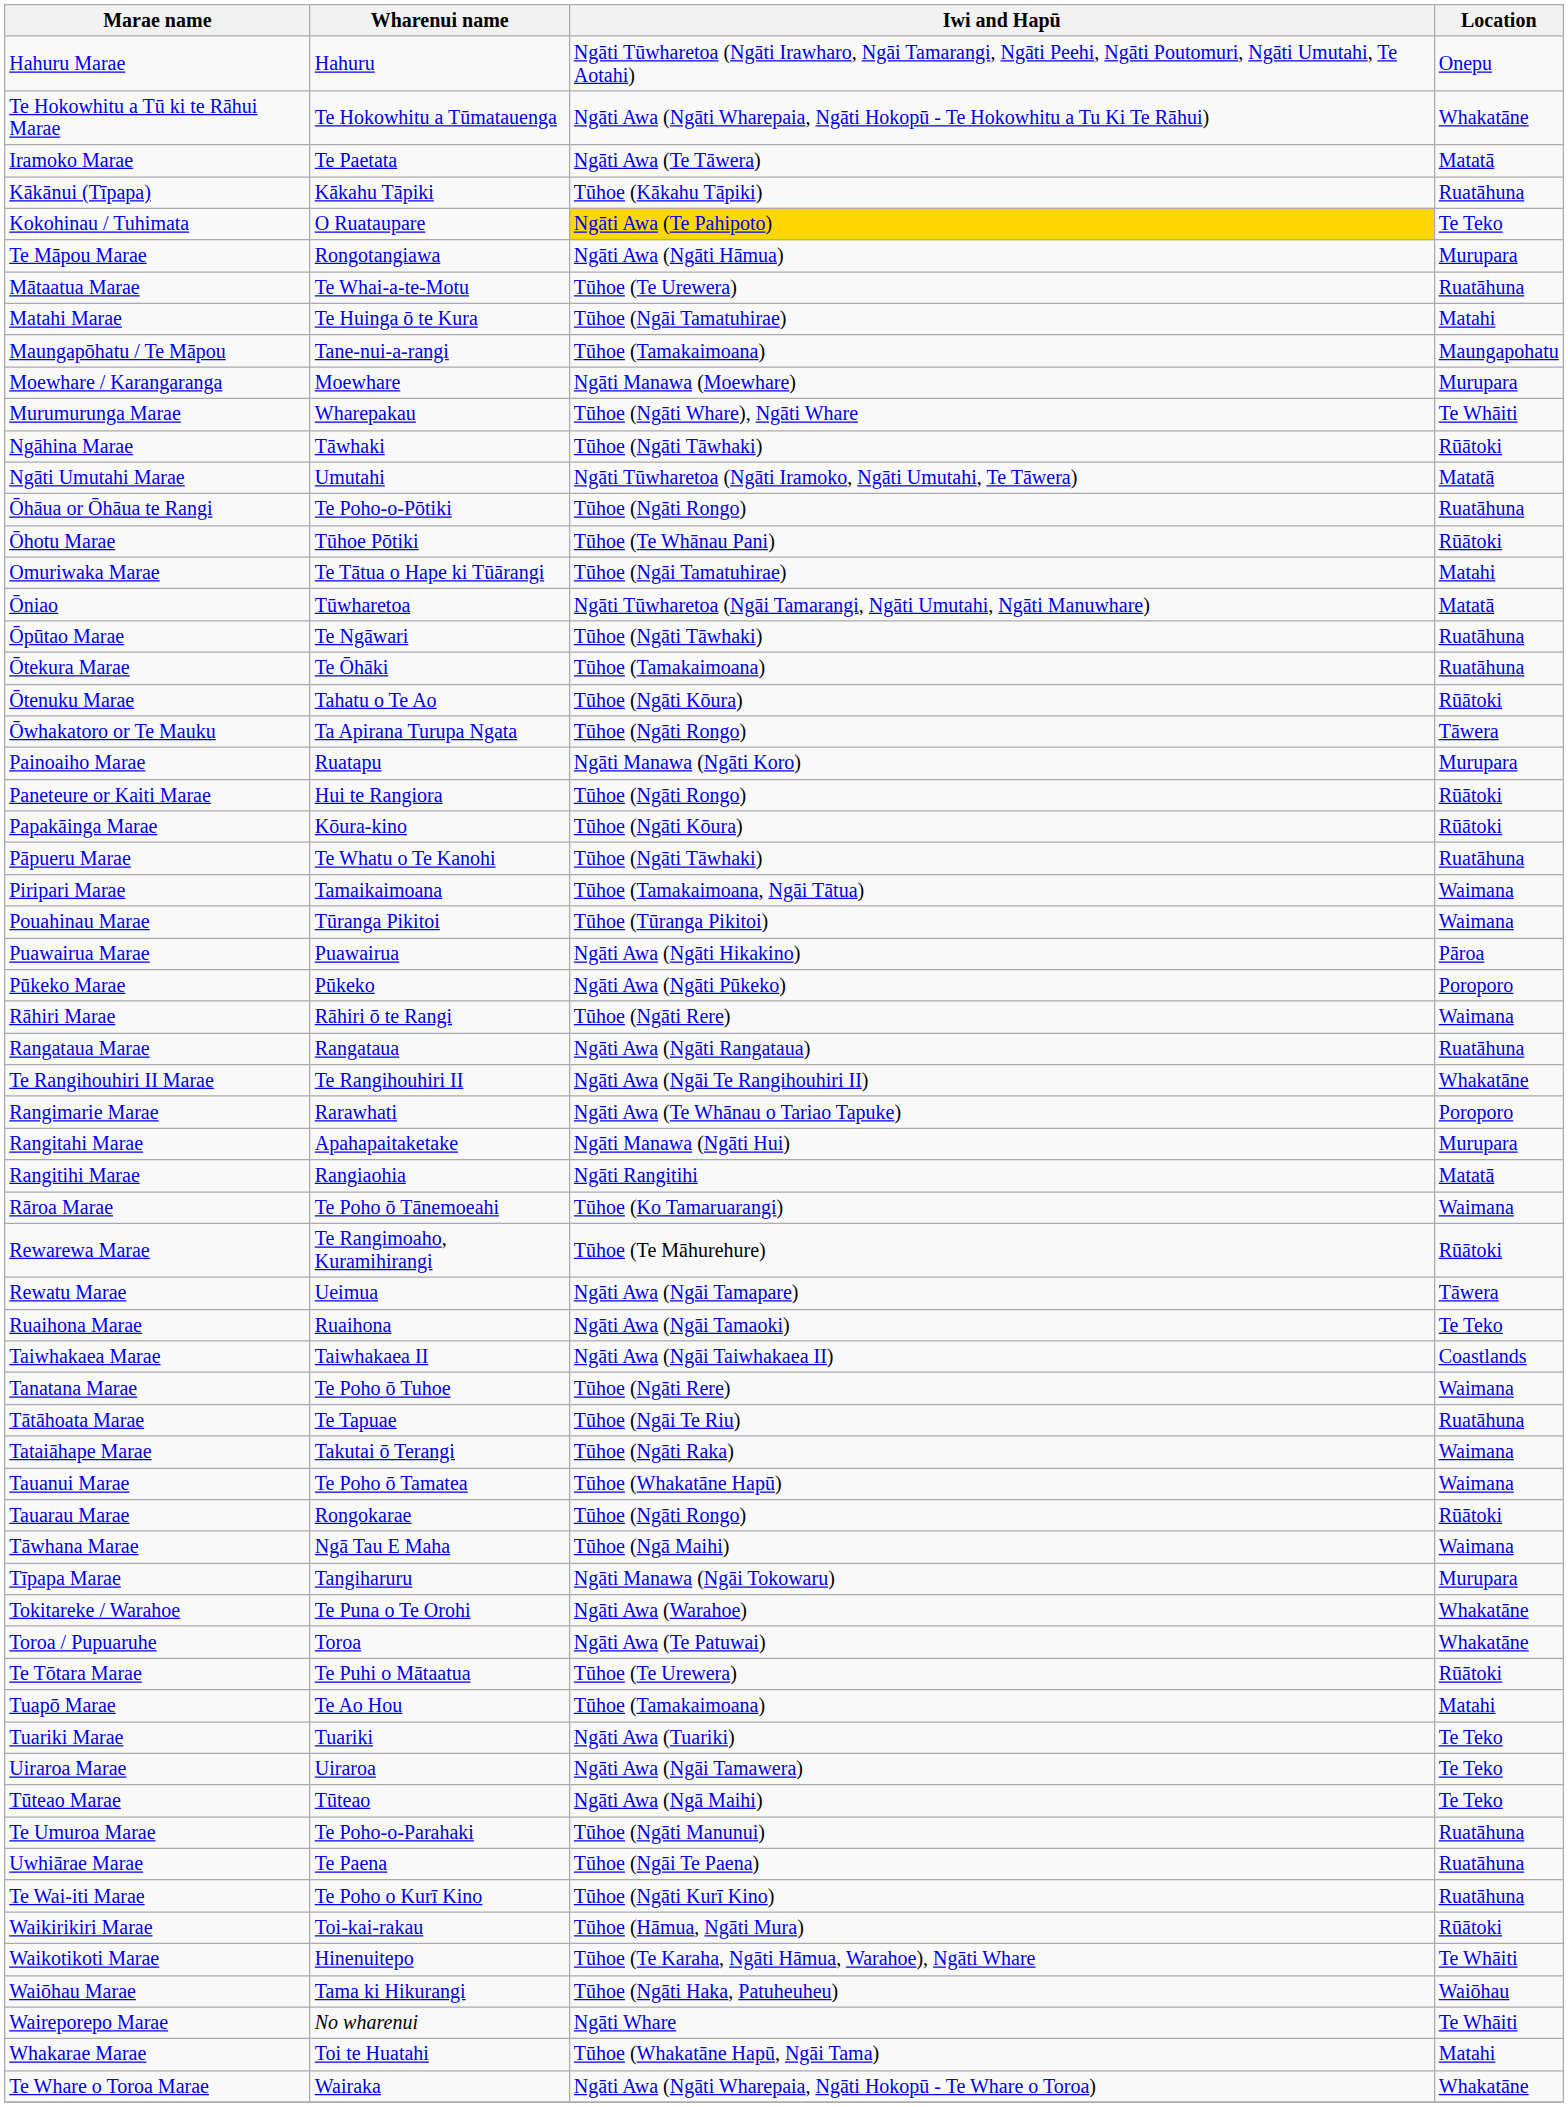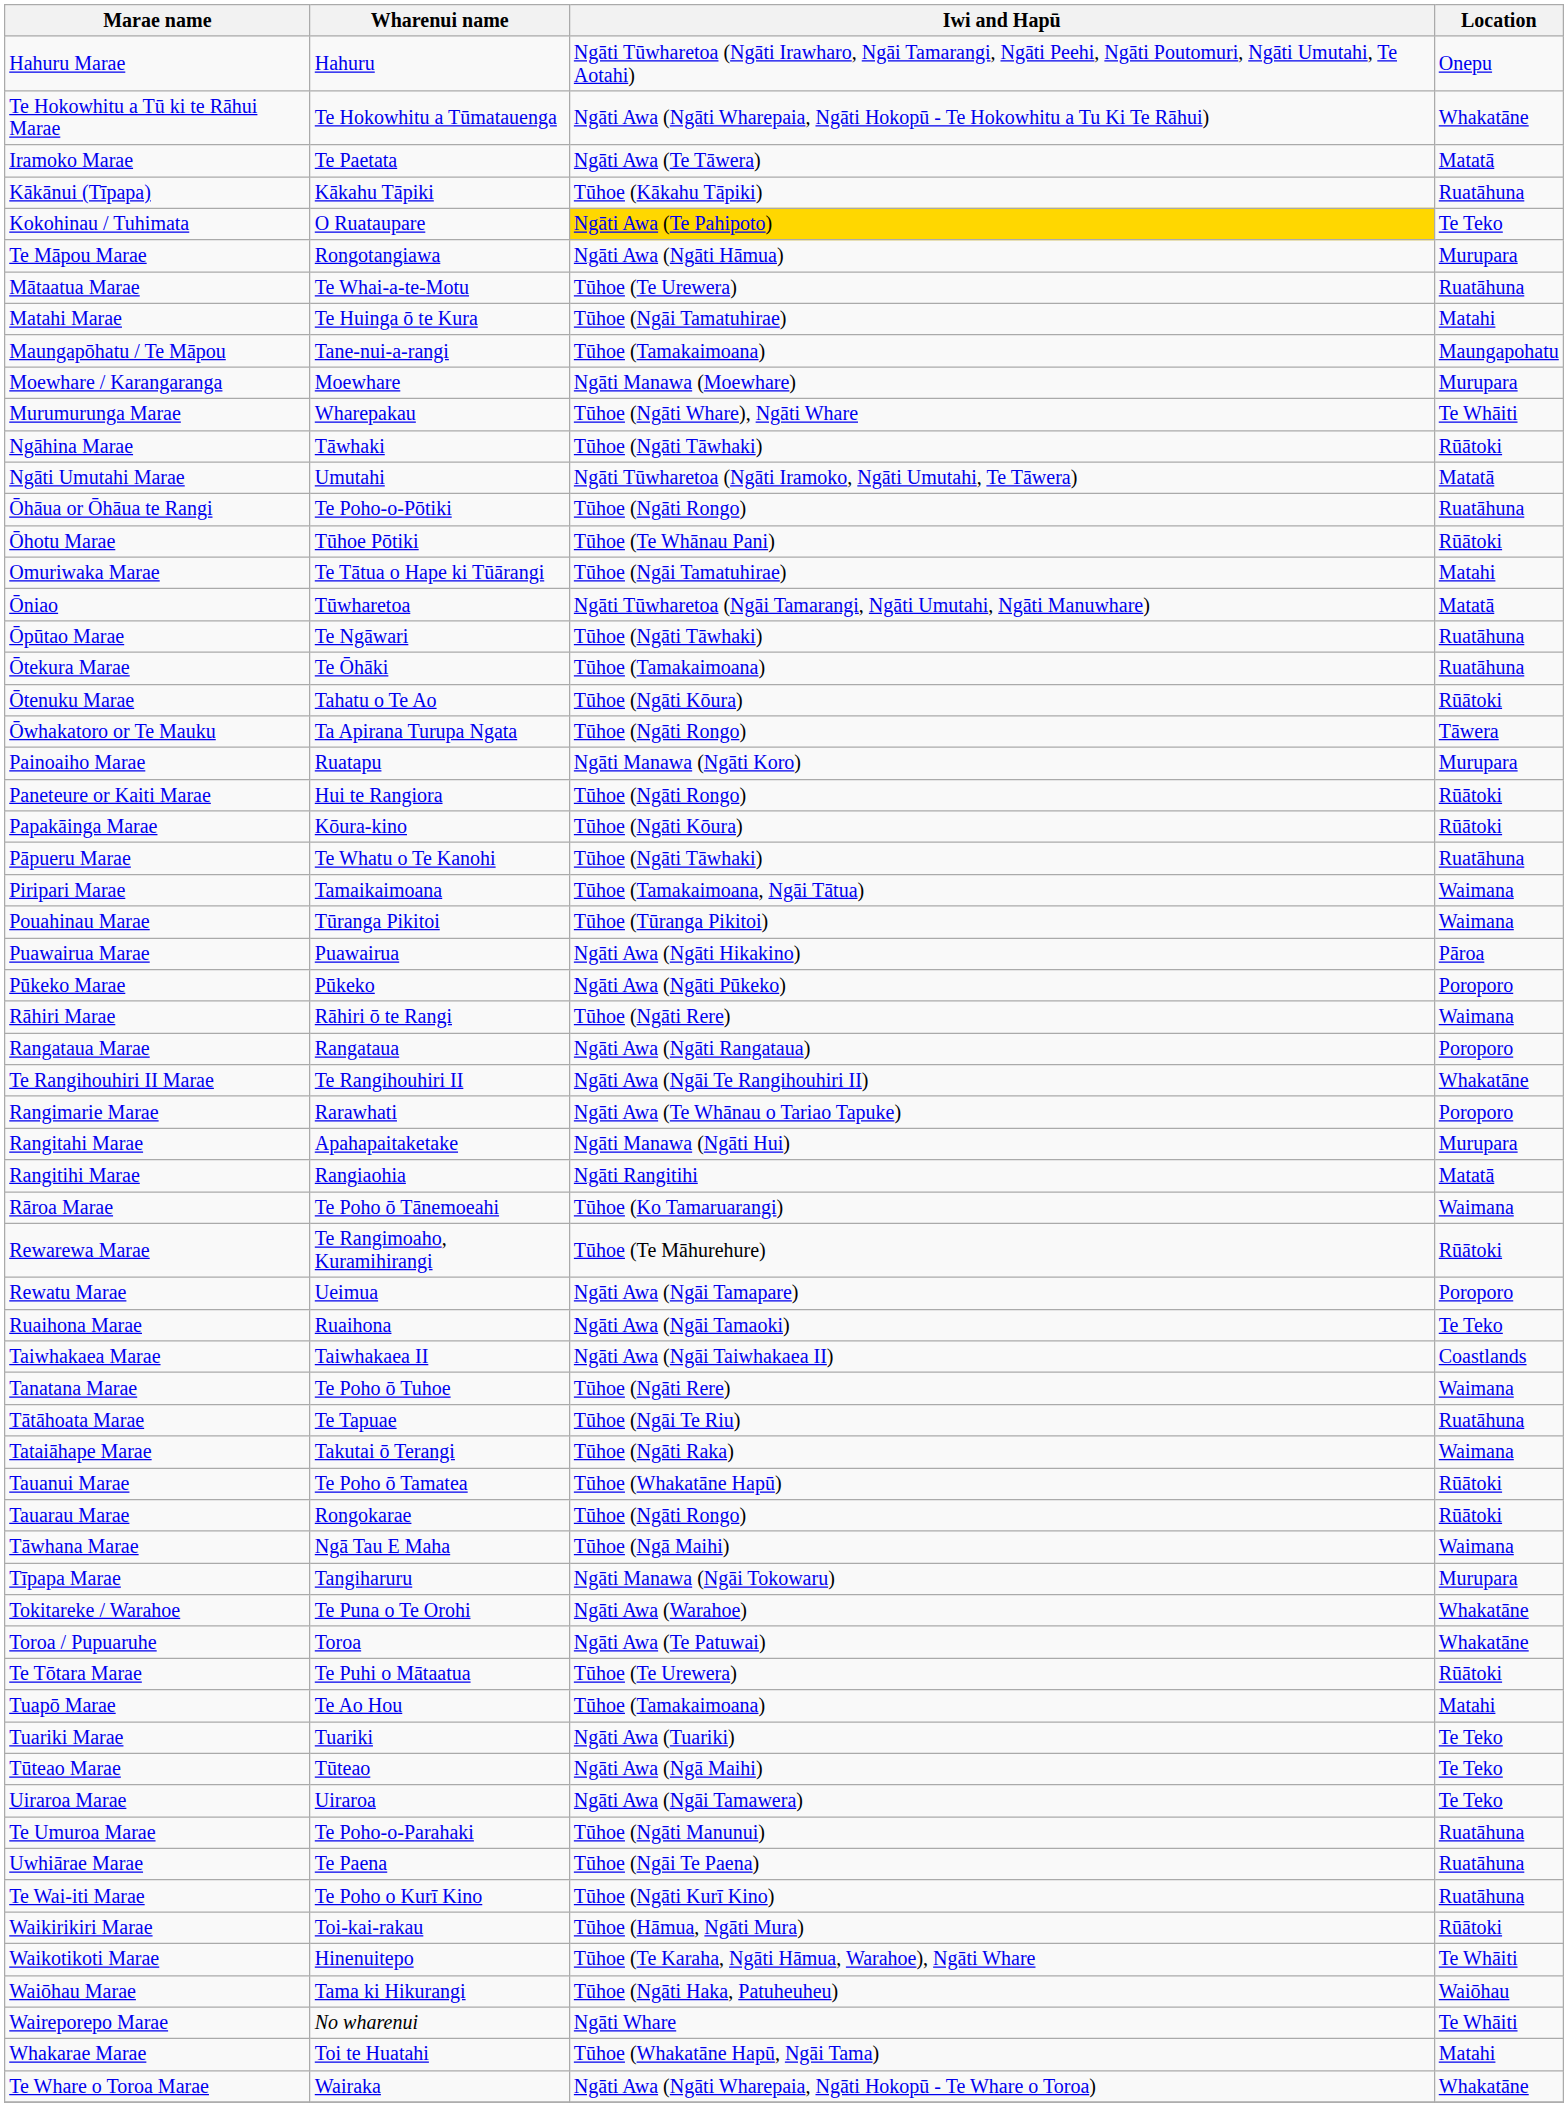(1482, 1048) Ruatāhuna -> (1476, 1048) Poroporo
(1469, 1293) Tāwera -> (1476, 1293) Poroporo
(1476, 1483) Waimana -> (1470, 1483) Rūātoki
rows swapped: (65, 1800) <-> (68, 1768)
